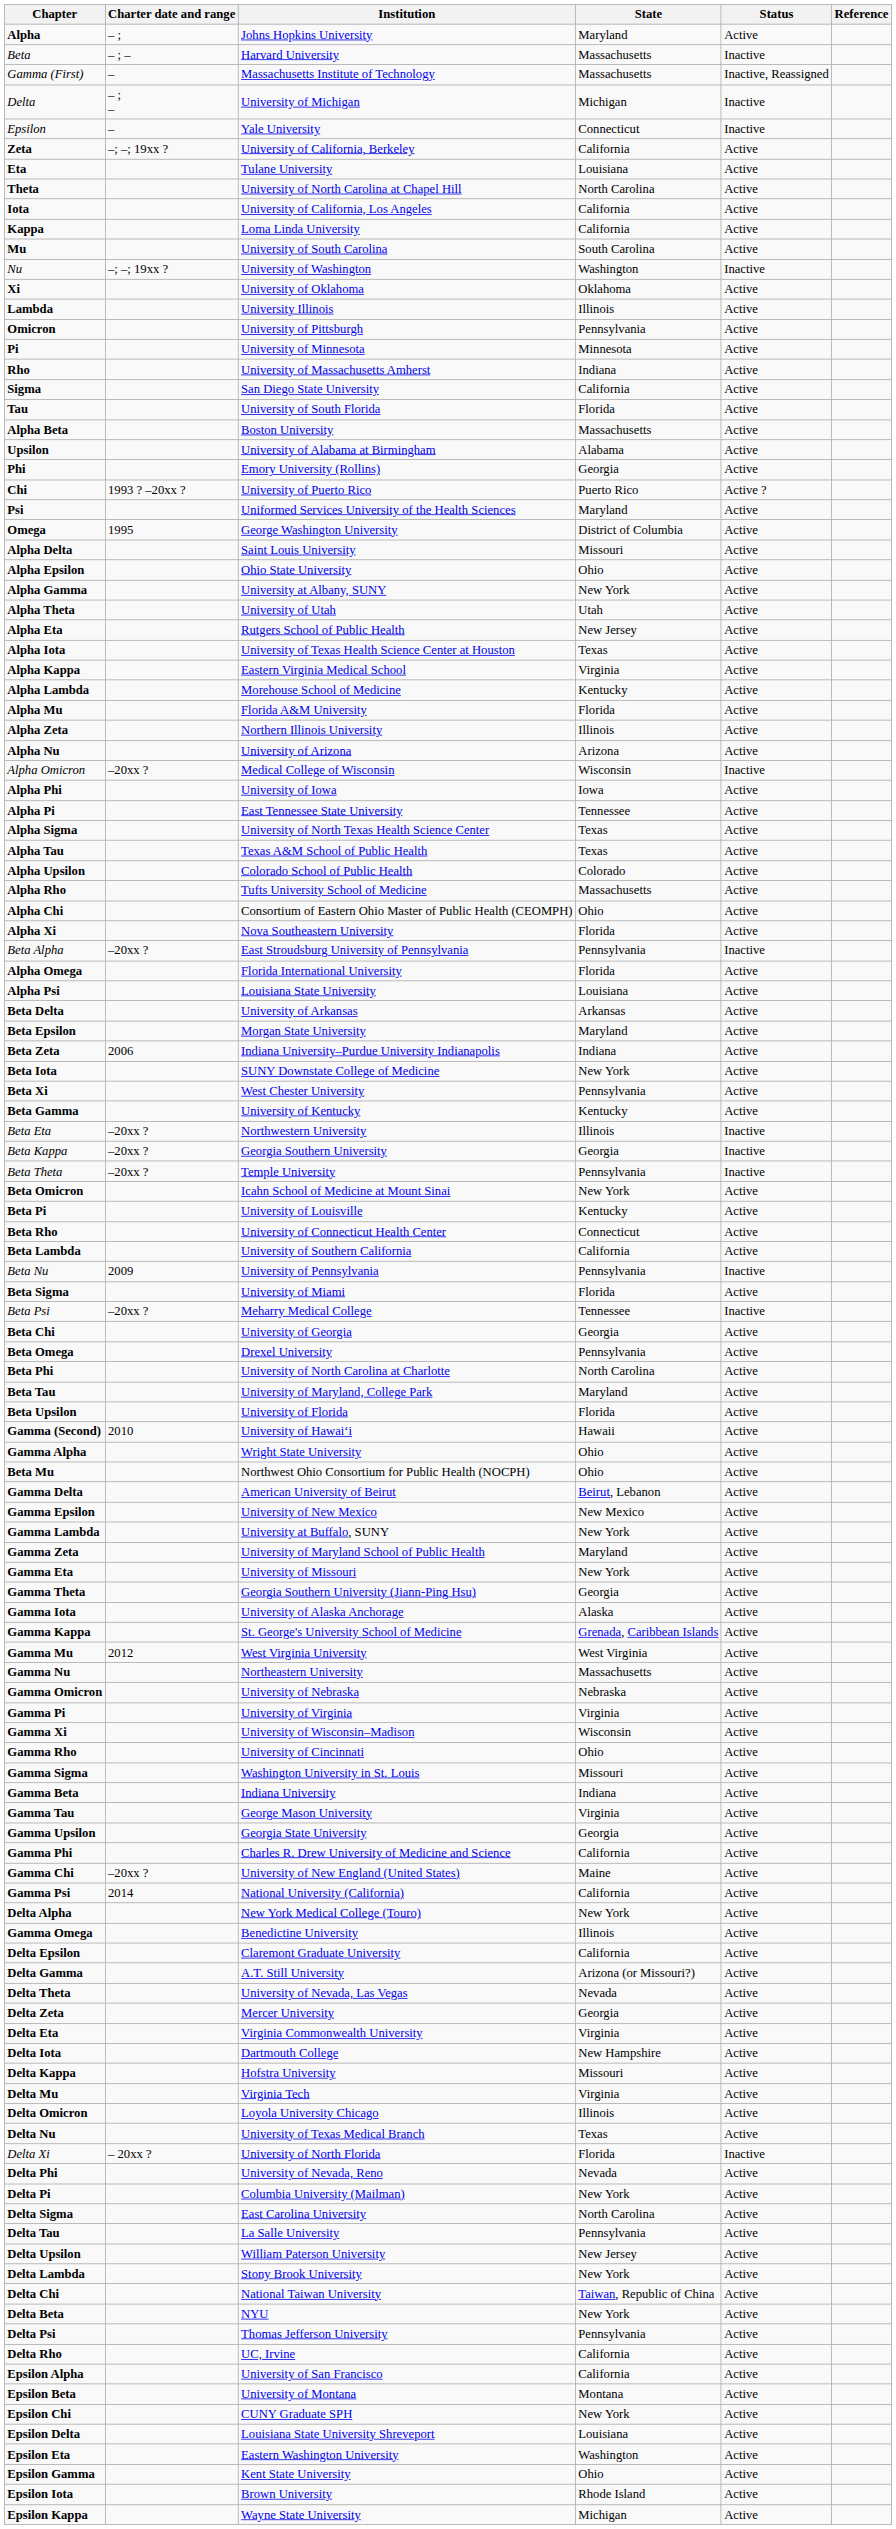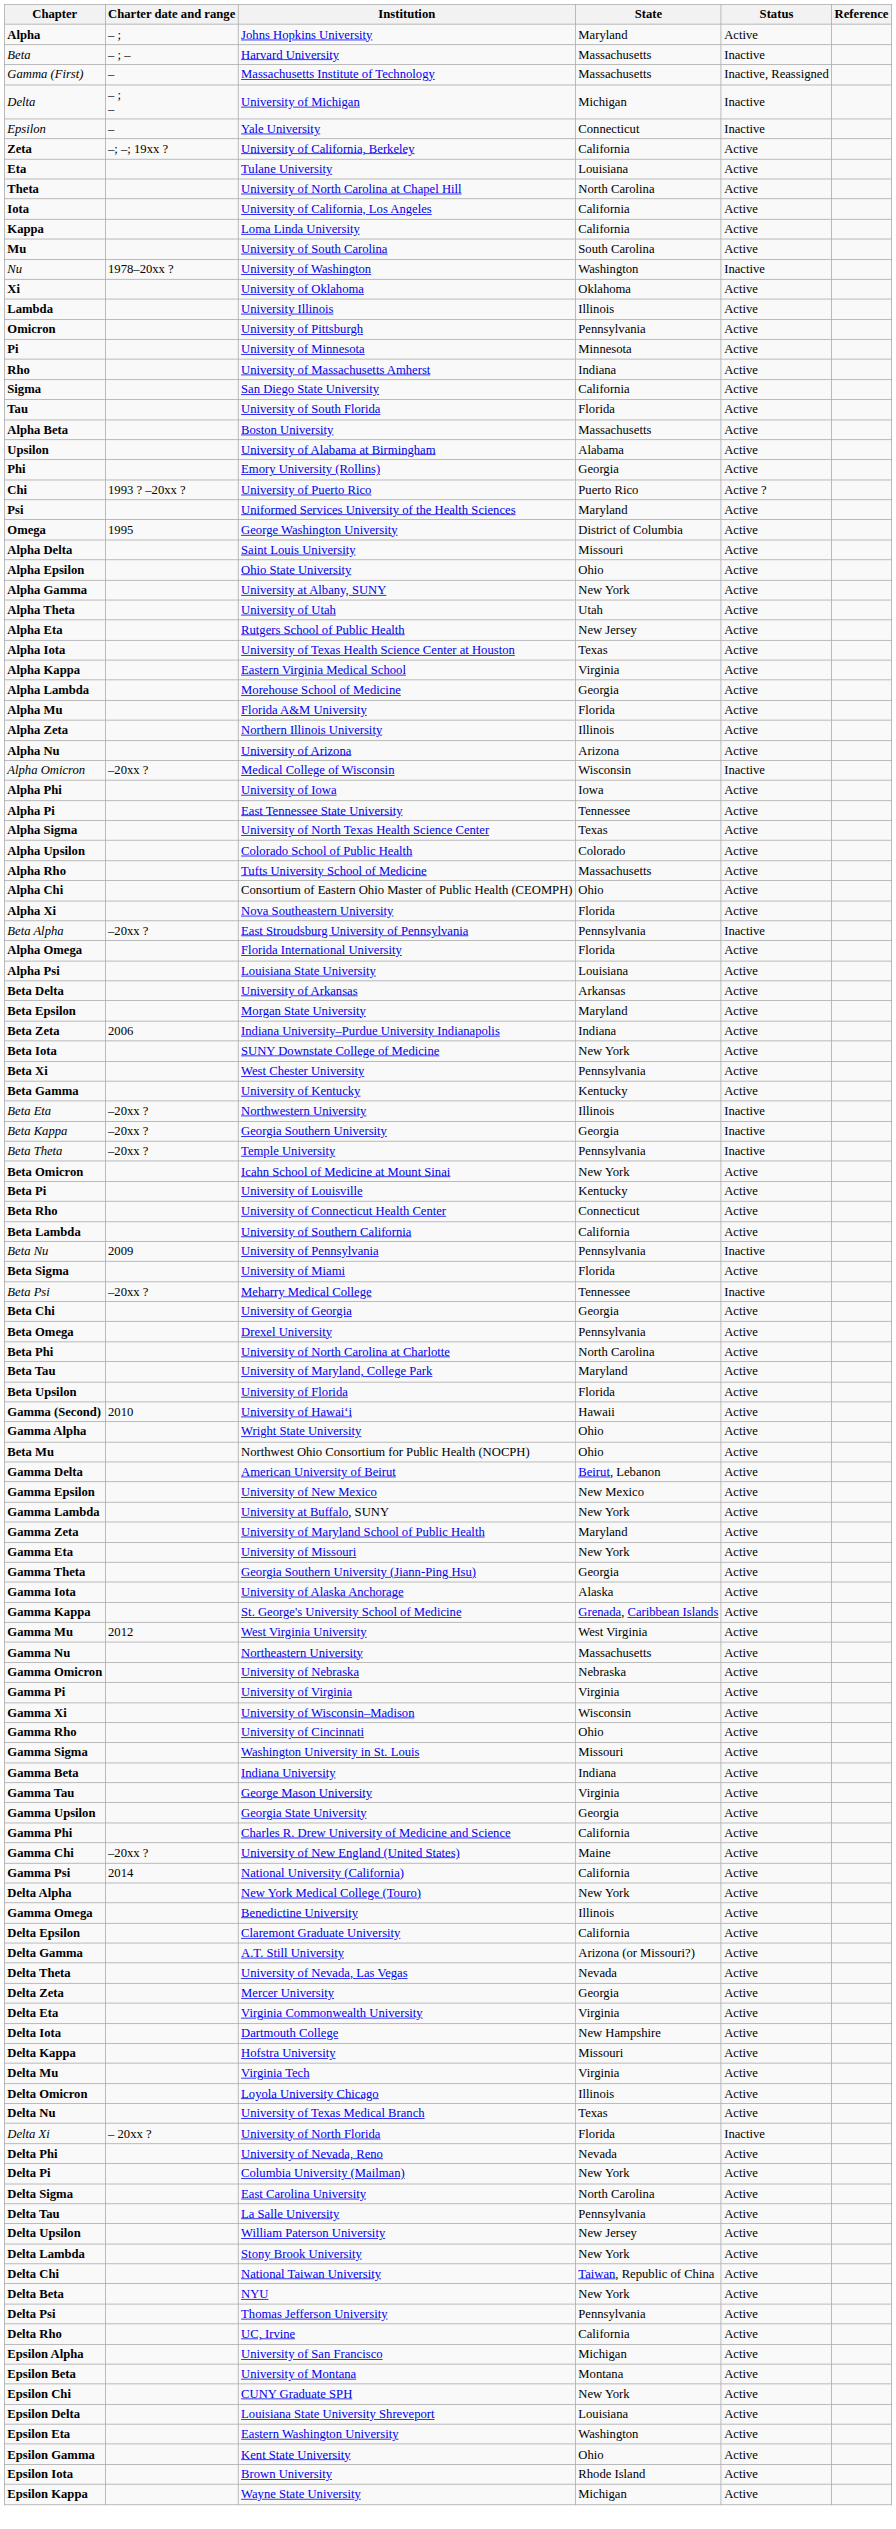(138, 269) –; –; 19xx ? -> (141, 269) 1978–20xx ?
(603, 690) Kentucky -> (599, 690) Georgia
- row: (36, 850)
(604, 2374) California -> (603, 2354) Michigan
